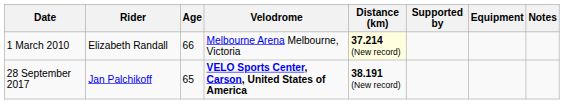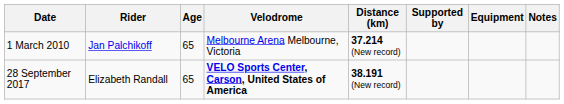(128, 46) Elizabeth Randall -> (120, 46) Jan Palchikoff
(188, 46) 66 -> (188, 46) 65
(376, 46) lightyellow background -> (376, 46) no background
(120, 79) Jan Palchikoff -> (128, 79) Elizabeth Randall
